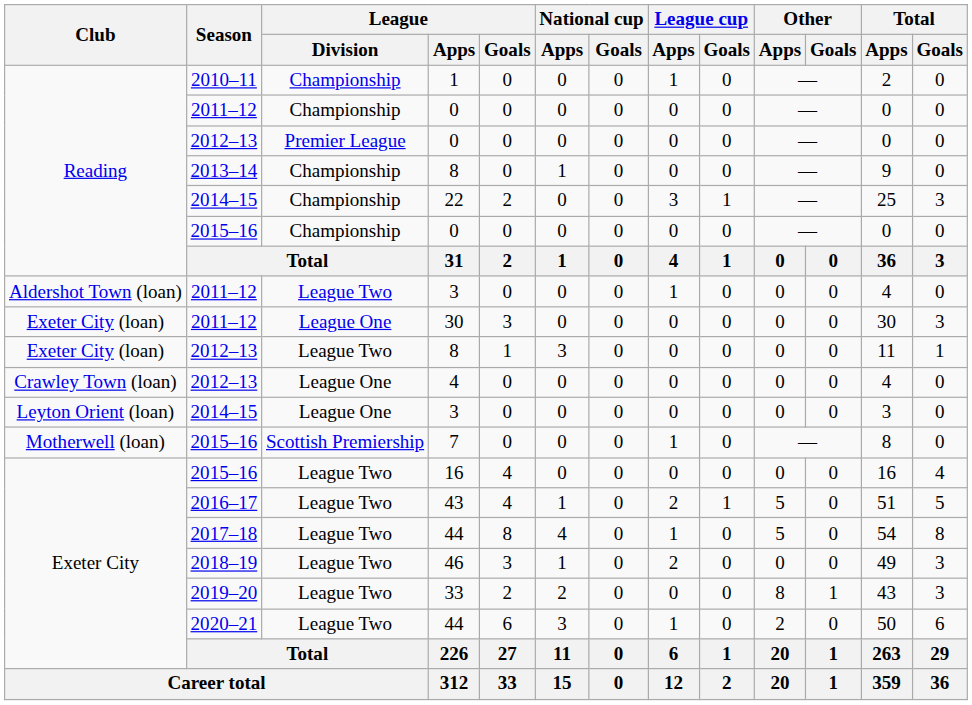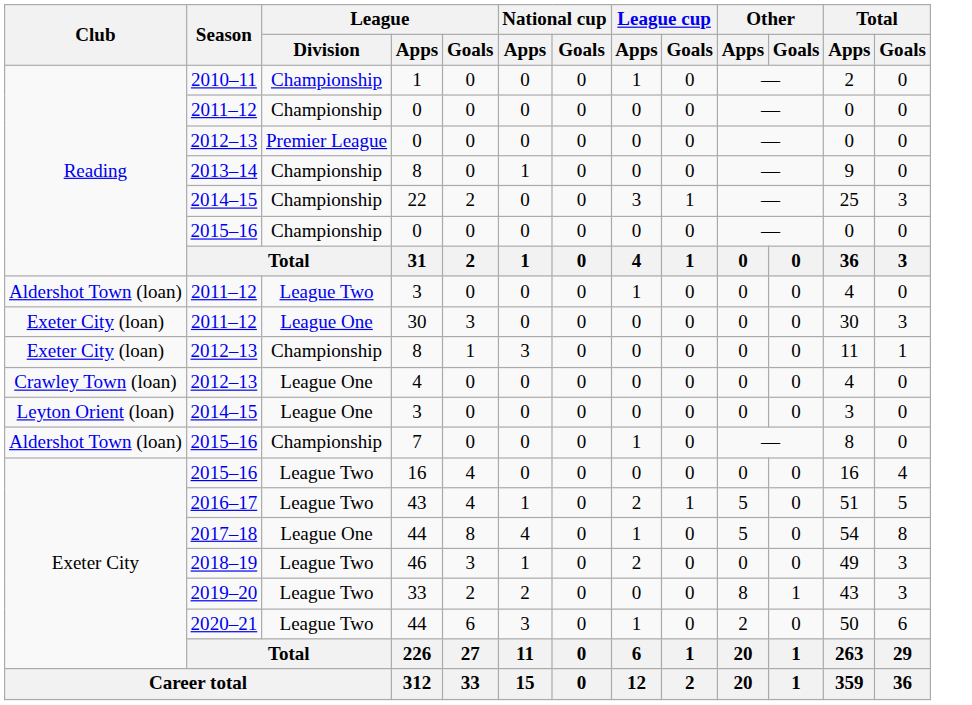(345, 351) League Two -> (327, 351) Championship
(95, 442) Motherwell (loan) -> (95, 442) Aldershot Town (loan)
(345, 442) Scottish Premiership -> (327, 442) Championship
(345, 532) League Two -> (327, 532) League One
